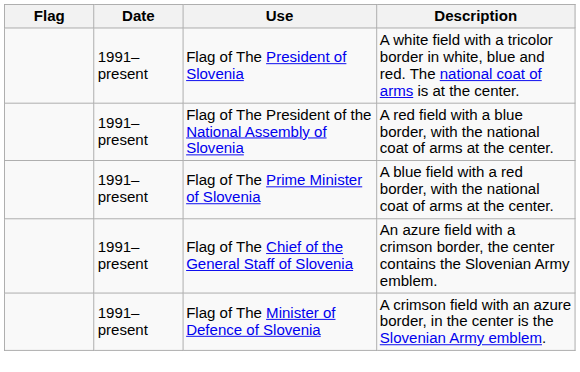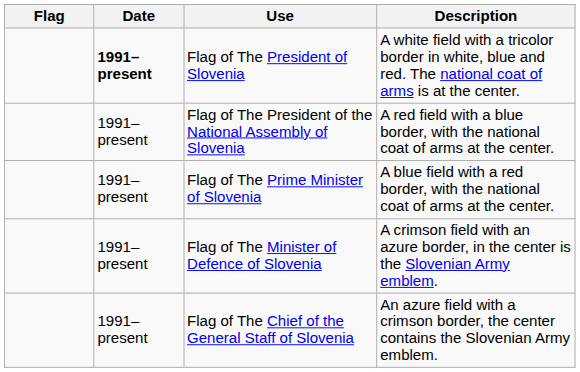(123, 65) normal -> (125, 65) bold
rows swapped: (261, 321) <-> (270, 255)
